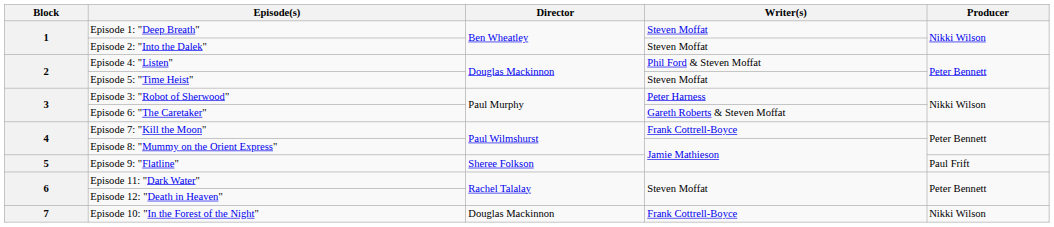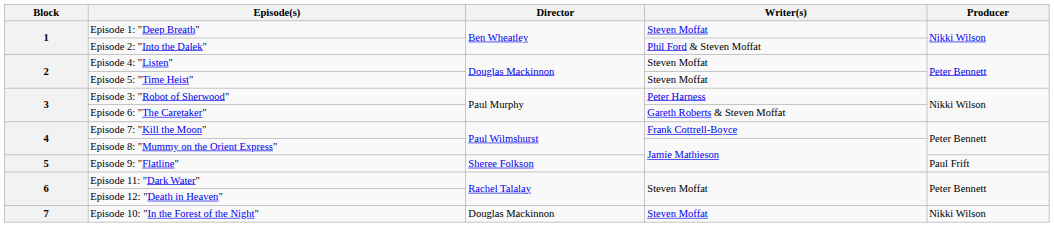(678, 46) Steven Moffat -> (704, 46) Phil Ford & Steven Moffat
(704, 63) Phil Ford & Steven Moffat -> (678, 63) Steven Moffat
(692, 213) Frank Cottrell-Boyce -> (678, 213) Steven Moffat
